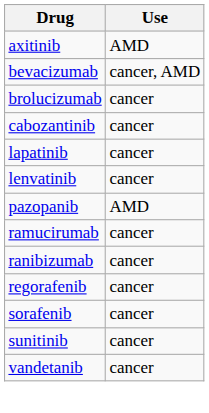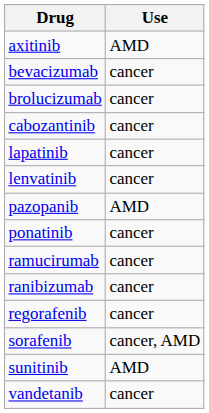(155, 71) cancer, AMD -> (132, 71) cancer
+ row: (40, 233)
(132, 313) cancer -> (155, 340) cancer, AMD
(132, 340) cancer -> (129, 367) AMD
